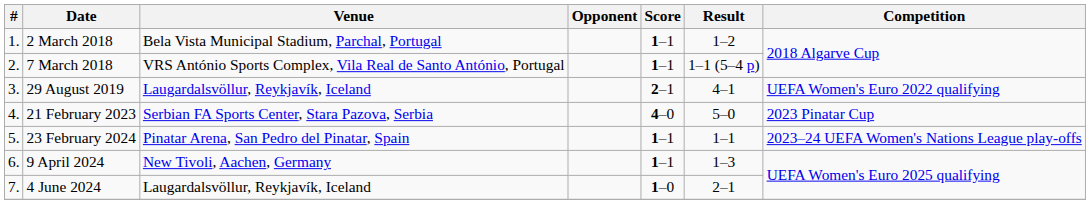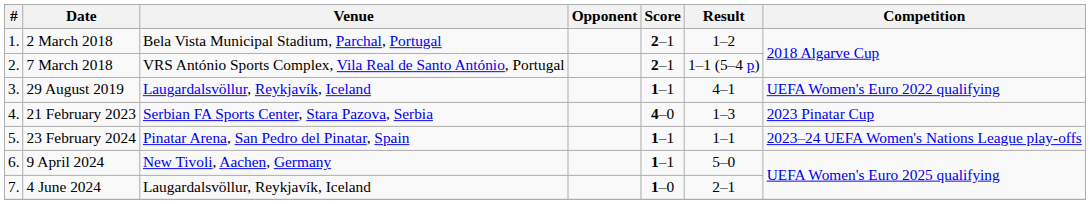(663, 41) 1–1 -> (663, 41) 2–1
(663, 65) 1–1 -> (663, 65) 2–1
(663, 89) 2–1 -> (663, 89) 1–1
(724, 114) 5–0 -> (724, 114) 1–3
(724, 162) 1–3 -> (724, 162) 5–0
